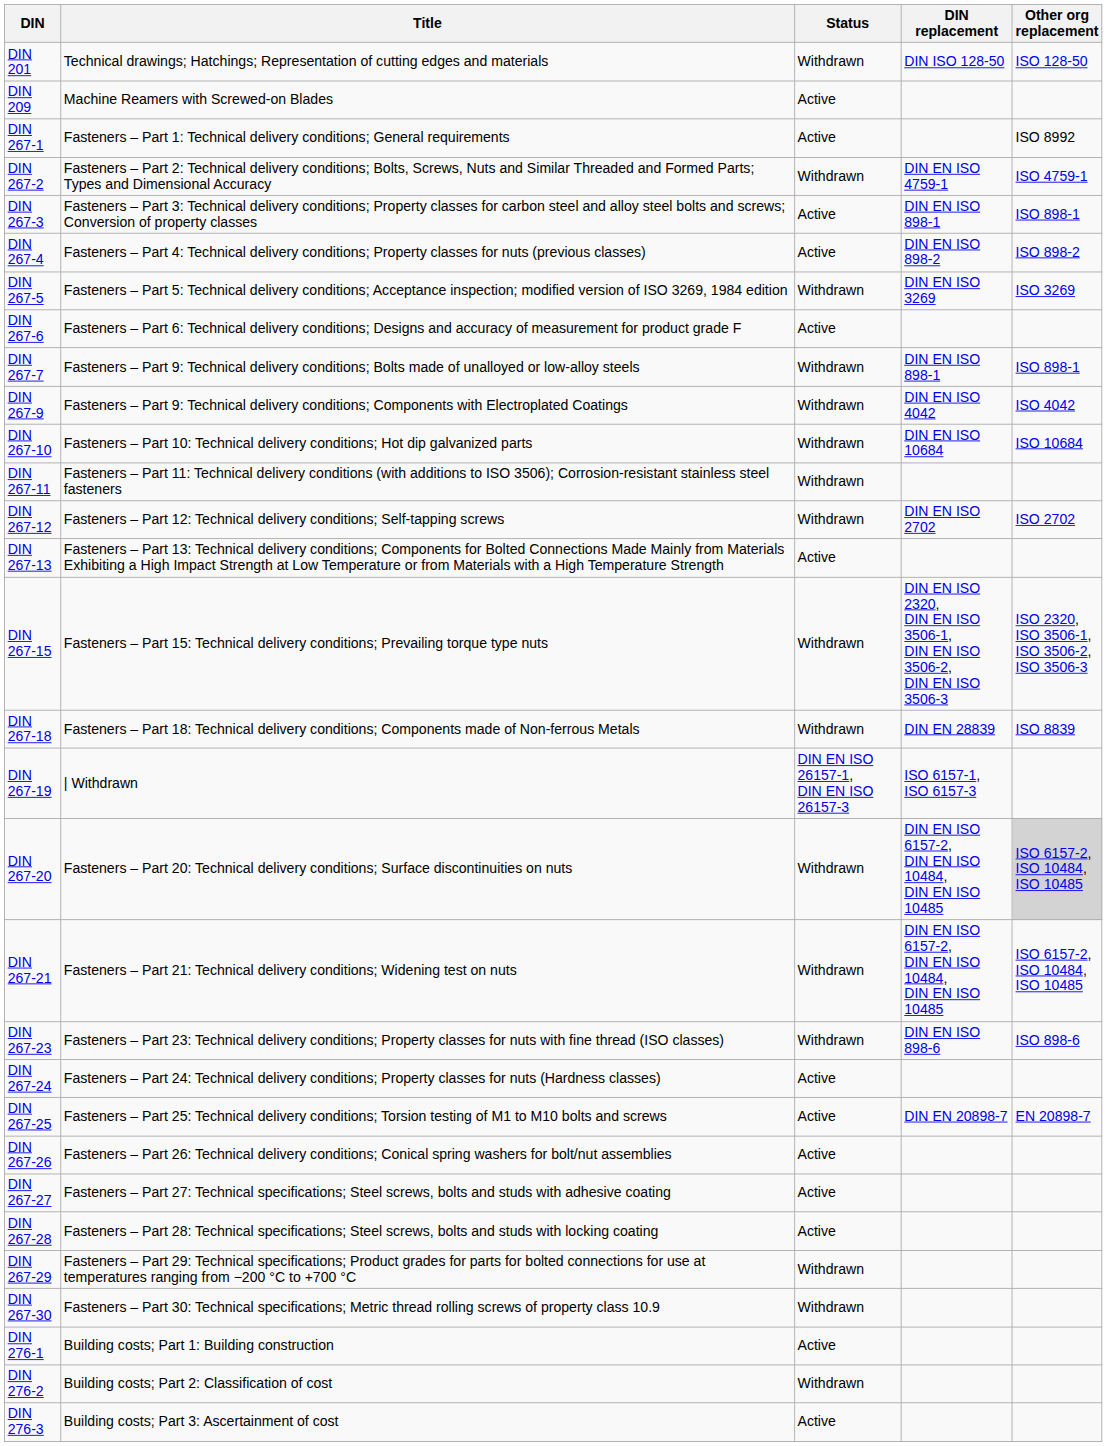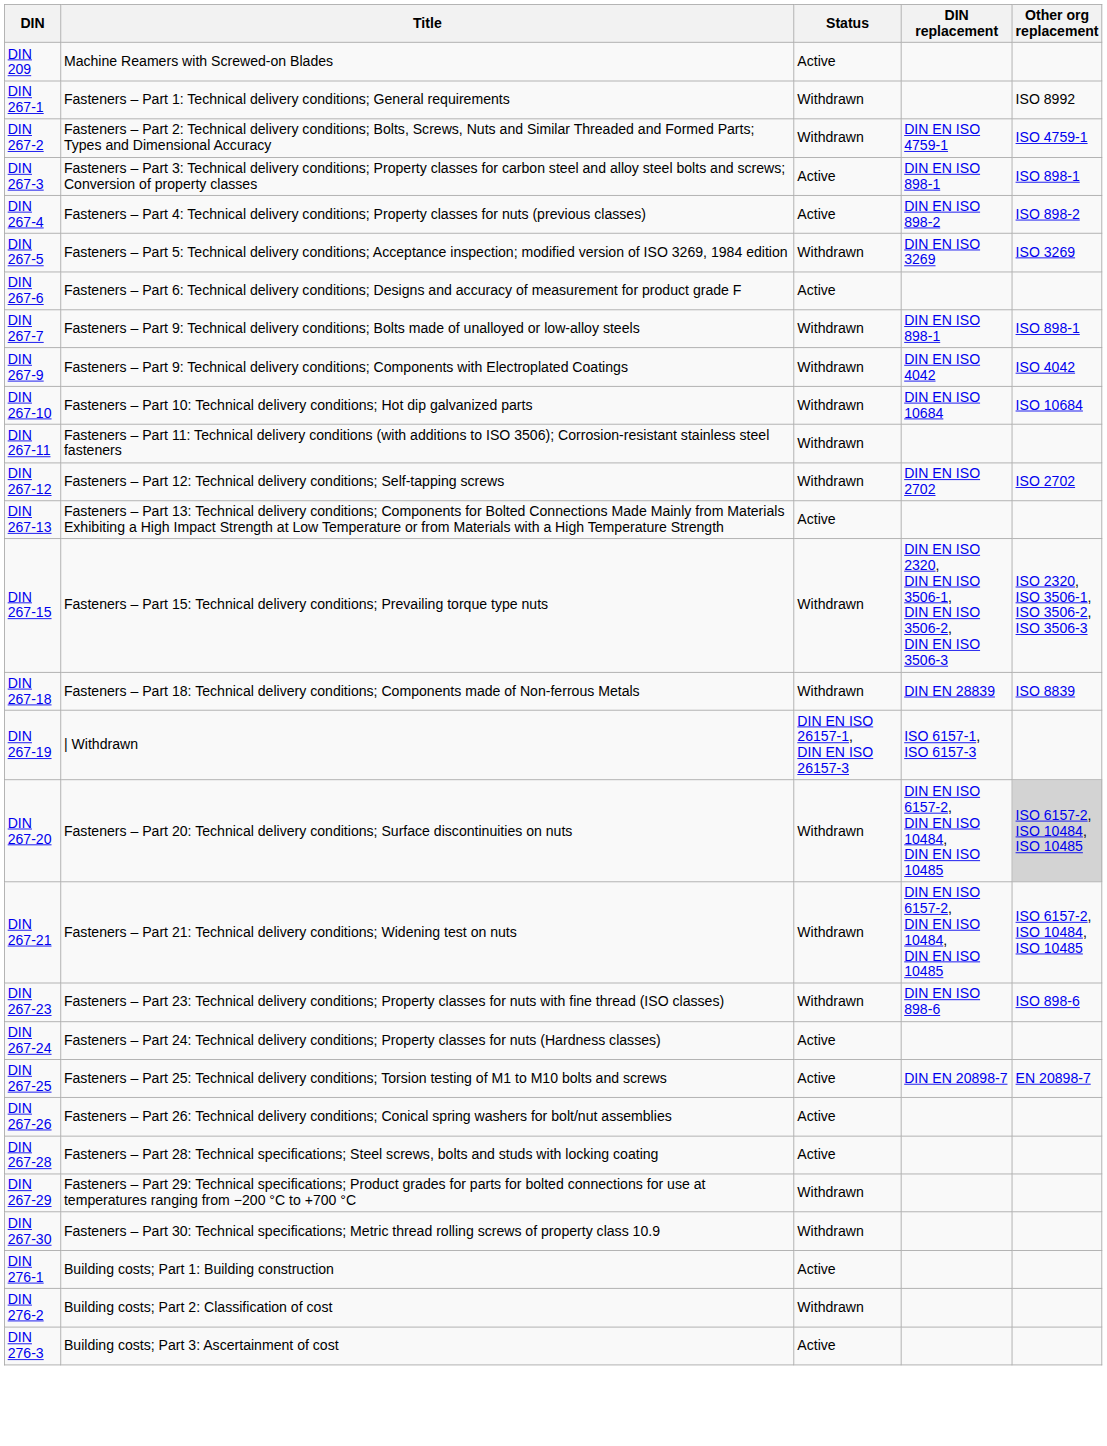- row: (20, 61)
(817, 138) Active -> (831, 99) Withdrawn
- row: (30, 1193)
